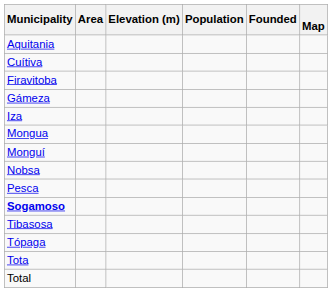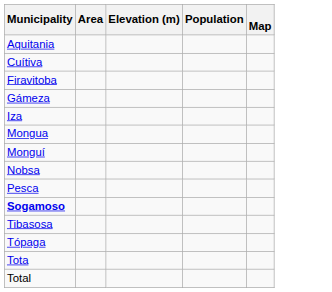- column: (273, 19)
